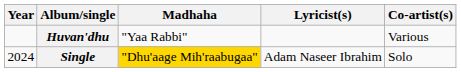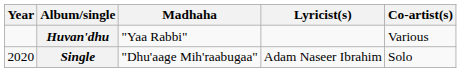(21, 57) 2024 -> (21, 57) 2020
(190, 57) gold background -> (190, 57) no background
